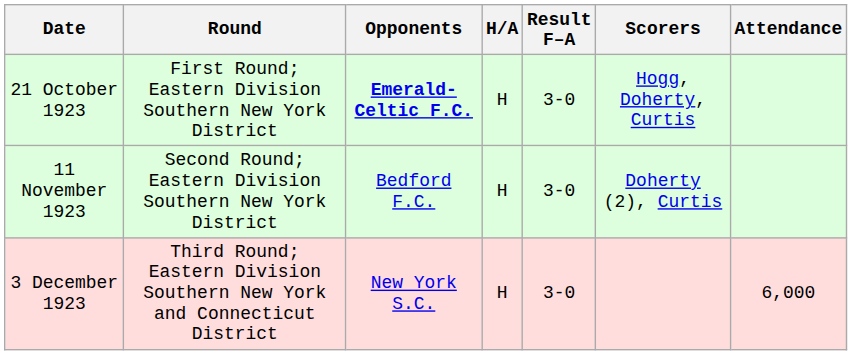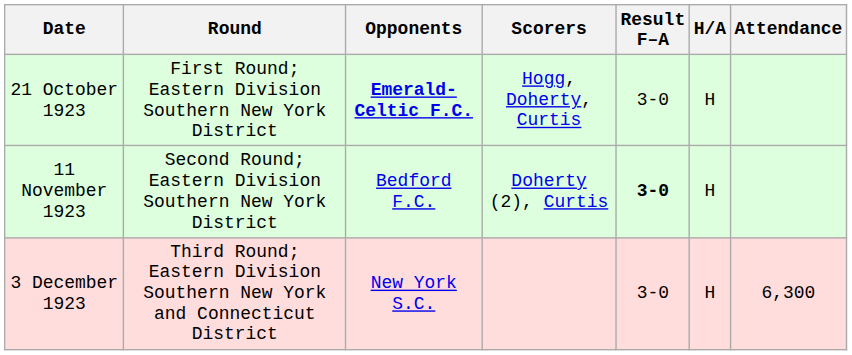columns swapped: (502, 30) <-> (663, 30)
(559, 192) normal -> (653, 192) bold
(788, 293) 6,000 -> (788, 293) 6,300
